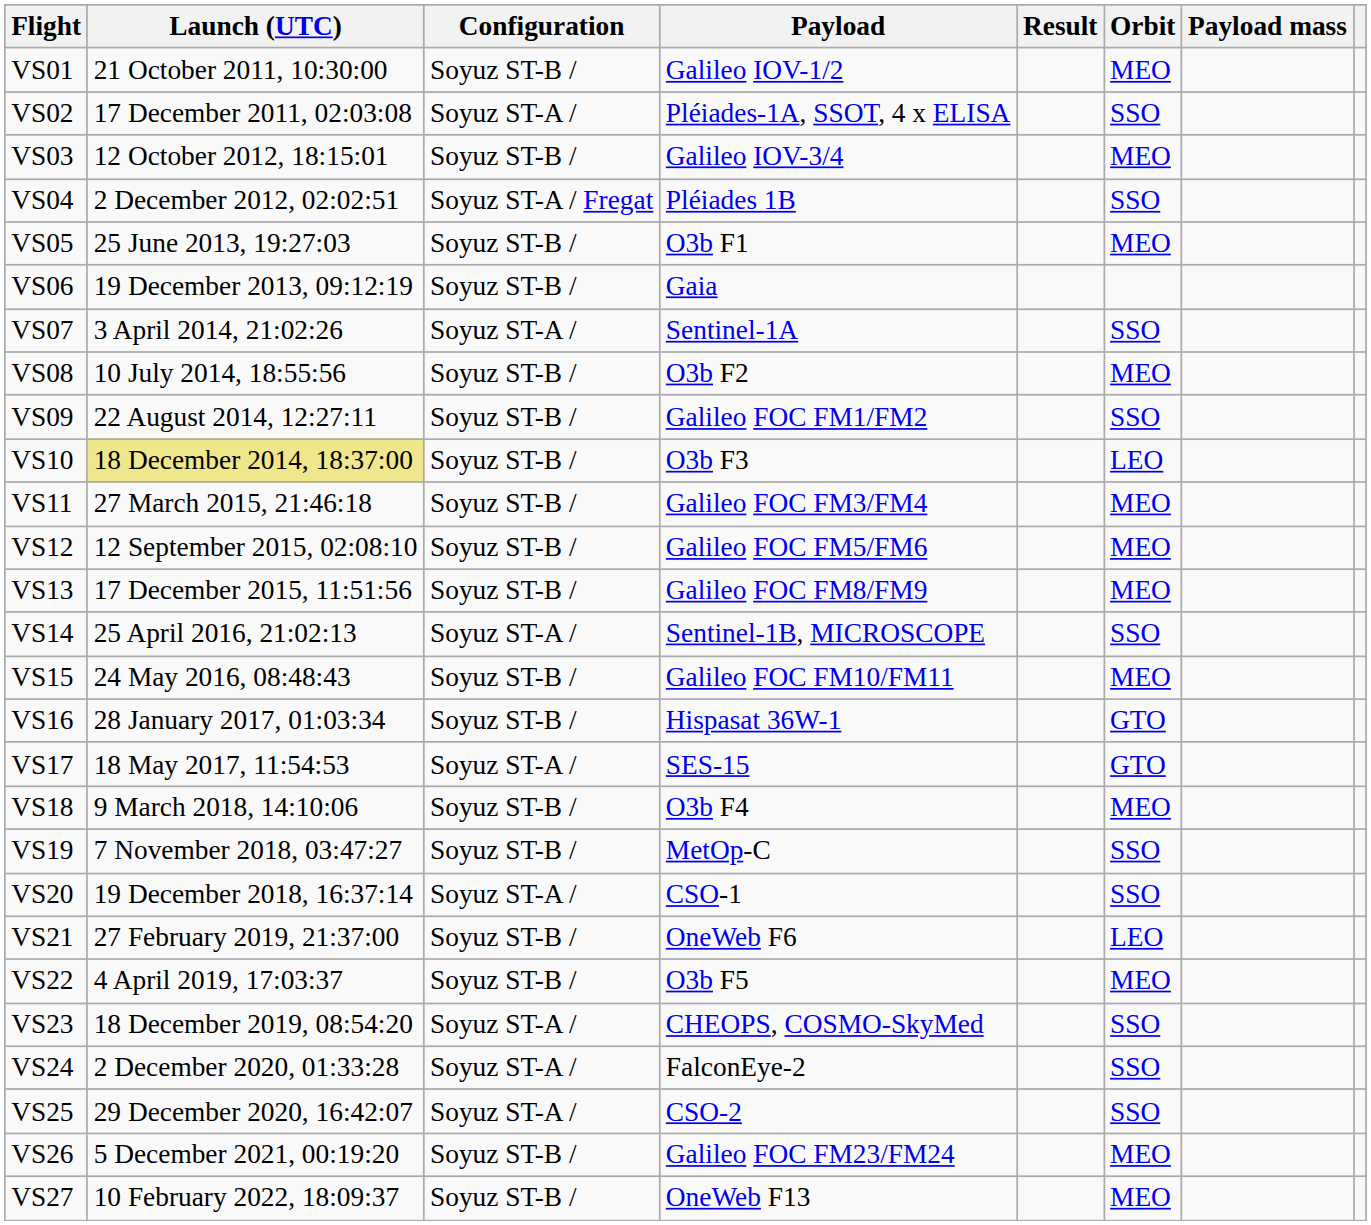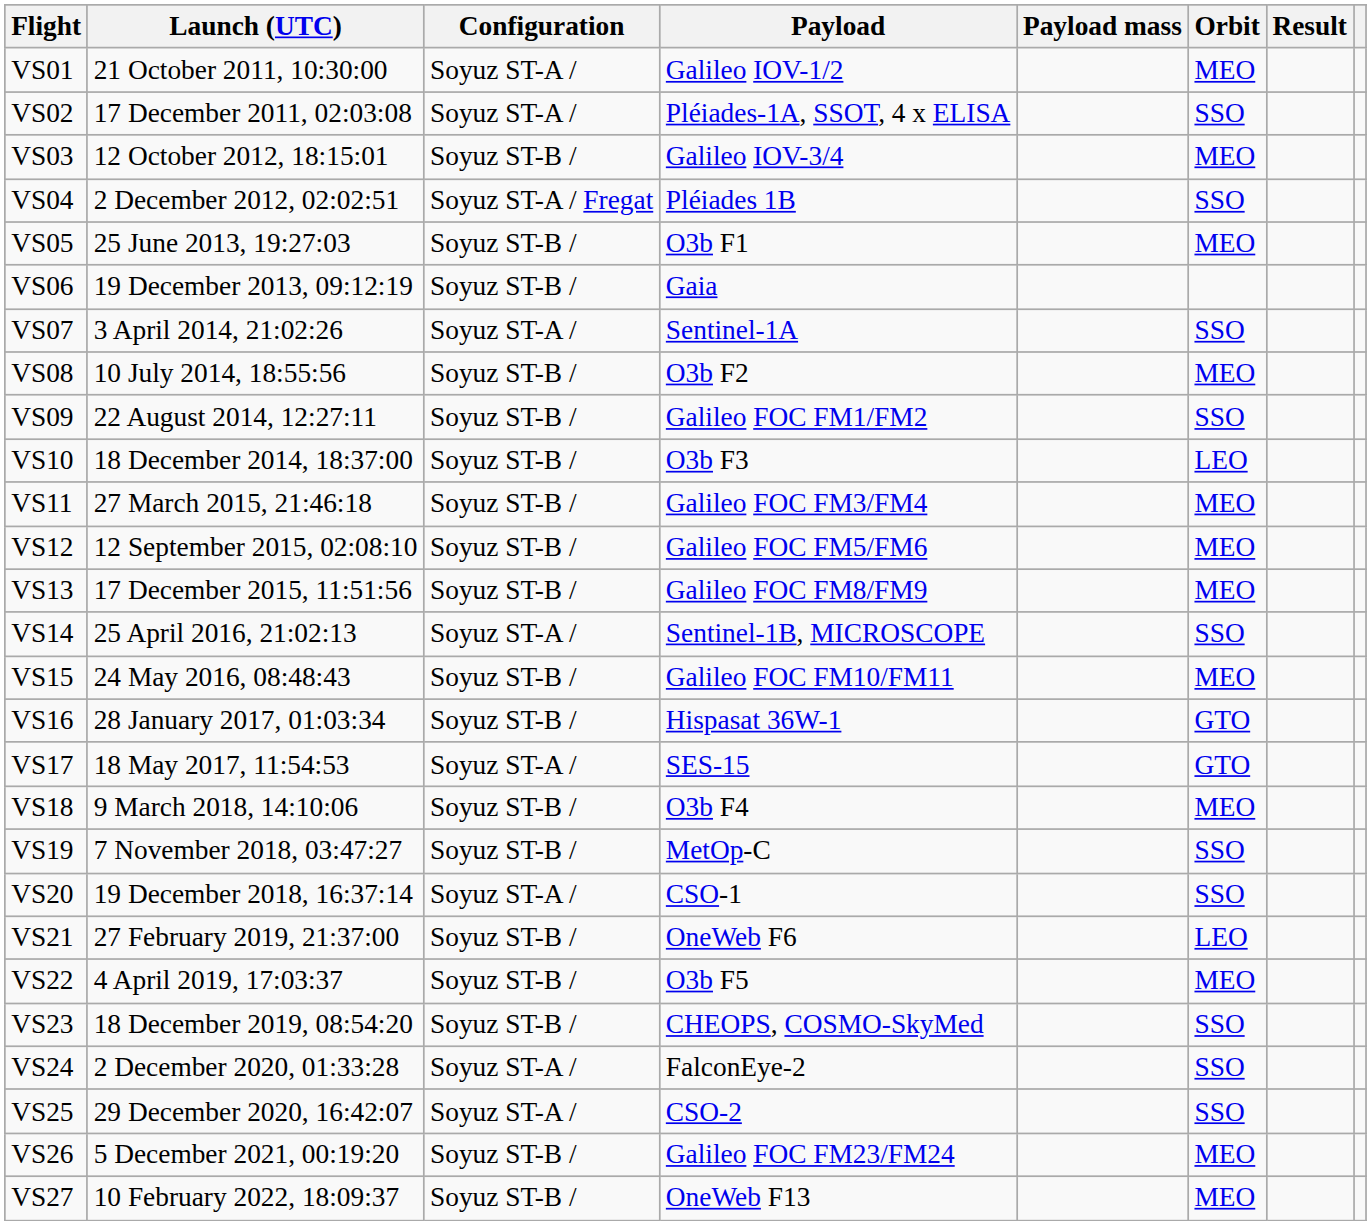columns swapped: (1267, 26) <-> (1060, 26)
(503, 69) Soyuz ST-B / -> (503, 69) Soyuz ST-A /
(253, 460) khaki background -> (253, 460) no background
(503, 1024) Soyuz ST-A / -> (503, 1024) Soyuz ST-B /
